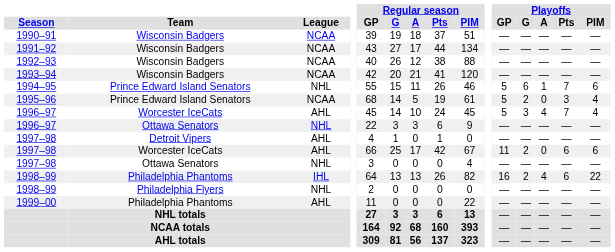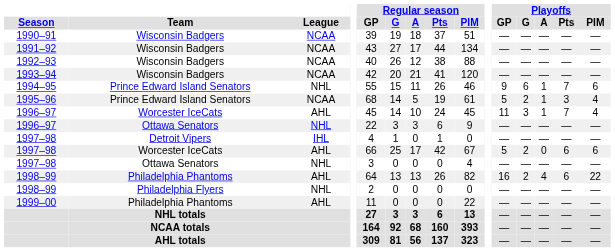(504, 87) 5 -> (504, 87) 9
(544, 100) 0 -> (544, 100) 1
(504, 112) 5 -> (504, 112) 11
(544, 112) 4 -> (544, 112) 1
(321, 138) AHL -> (321, 138) IHL
(504, 151) 11 -> (504, 151) 5
(321, 176) IHL -> (321, 176) AHL
